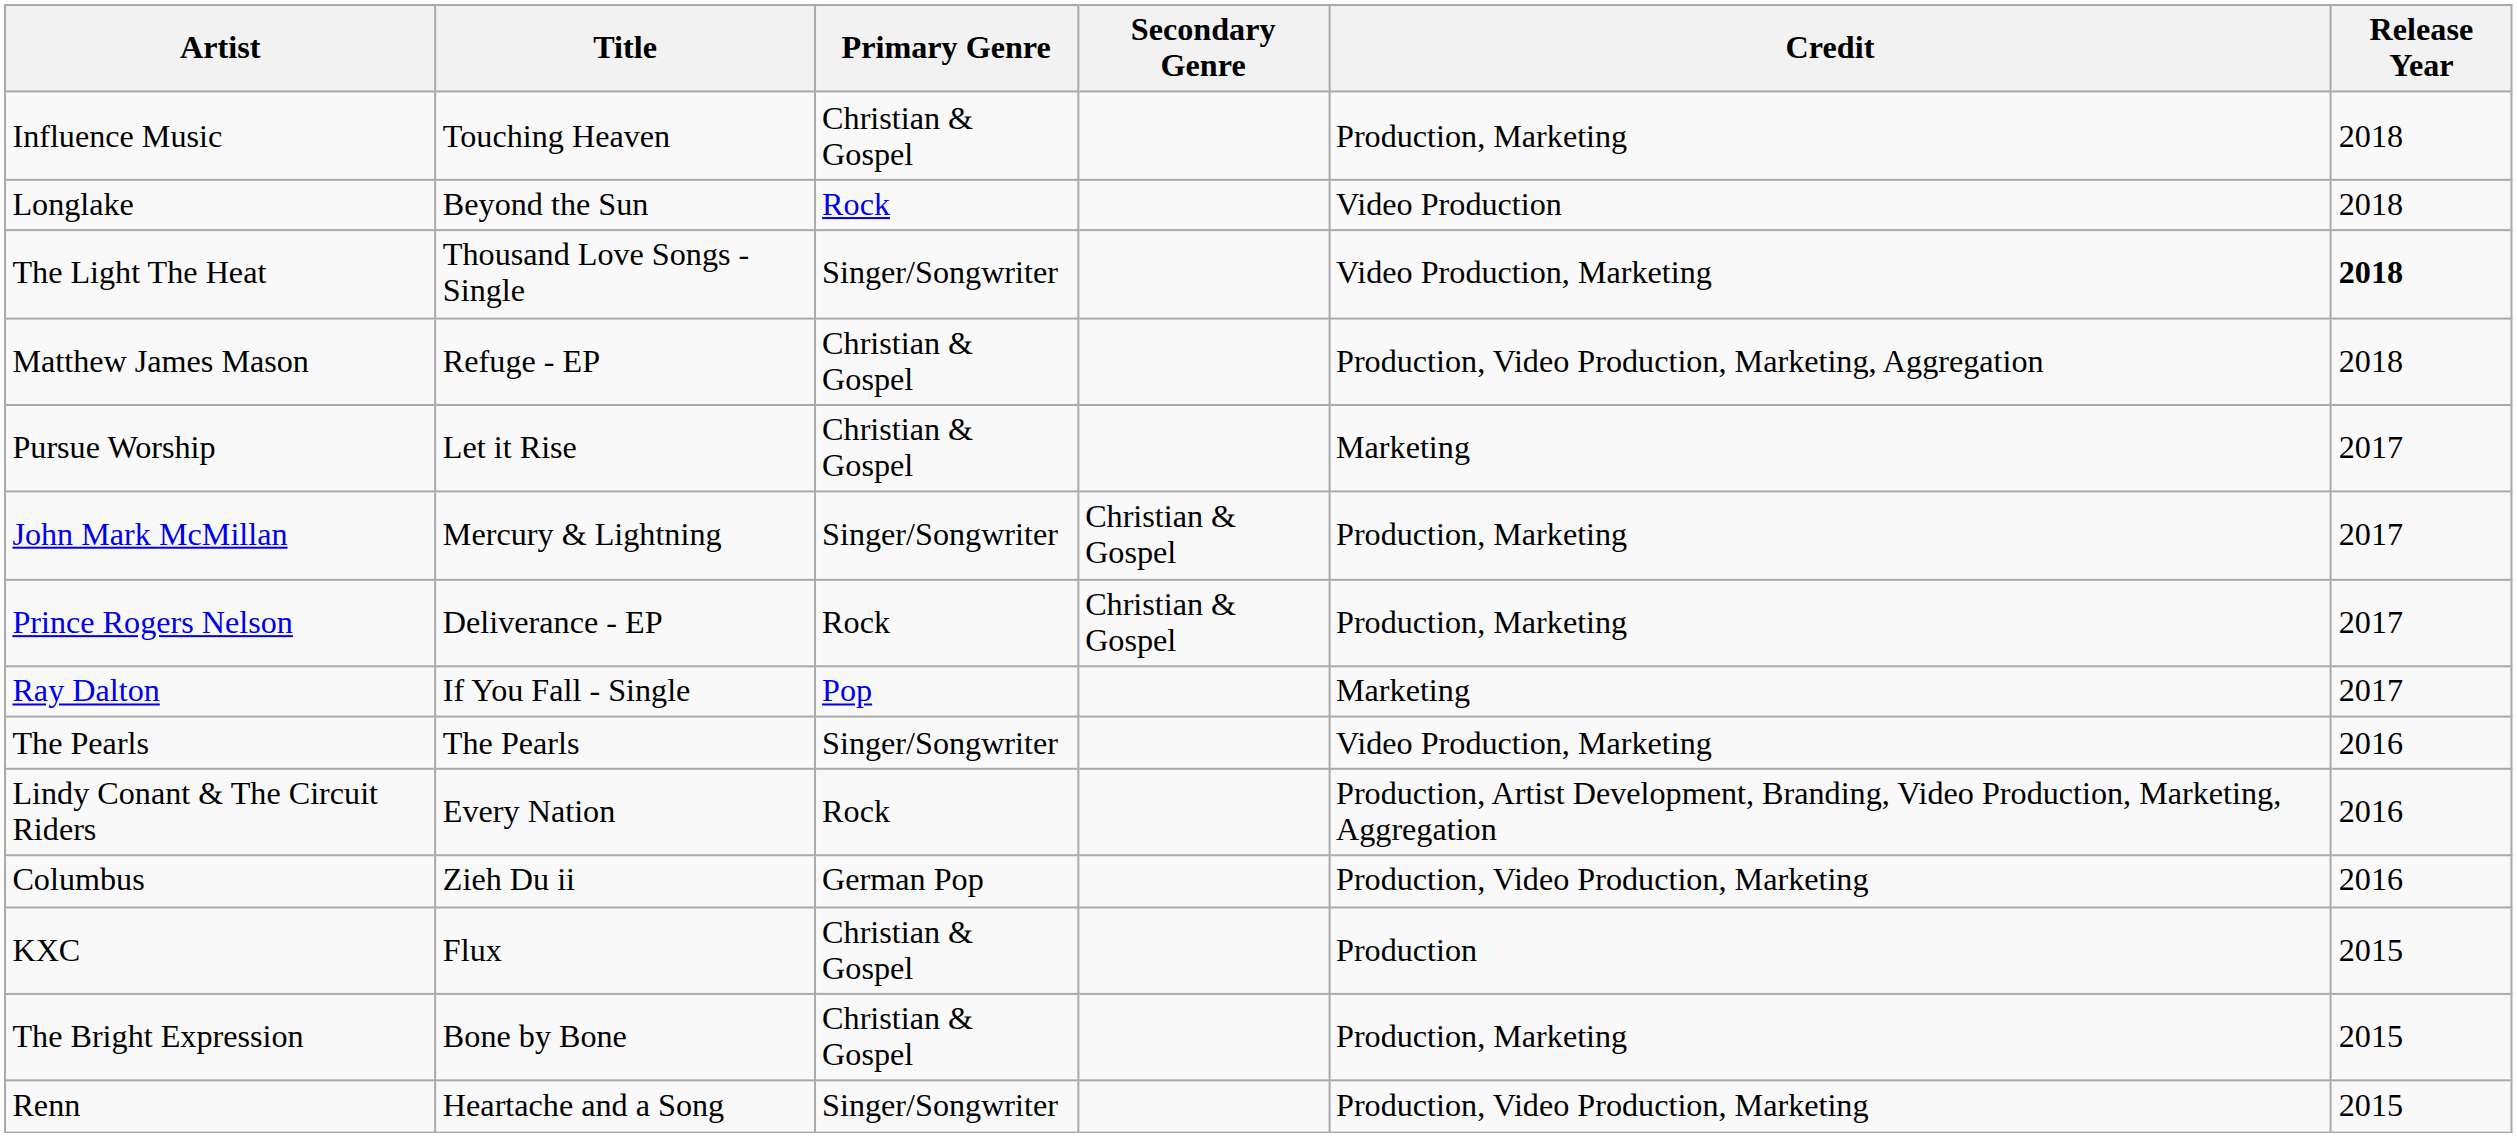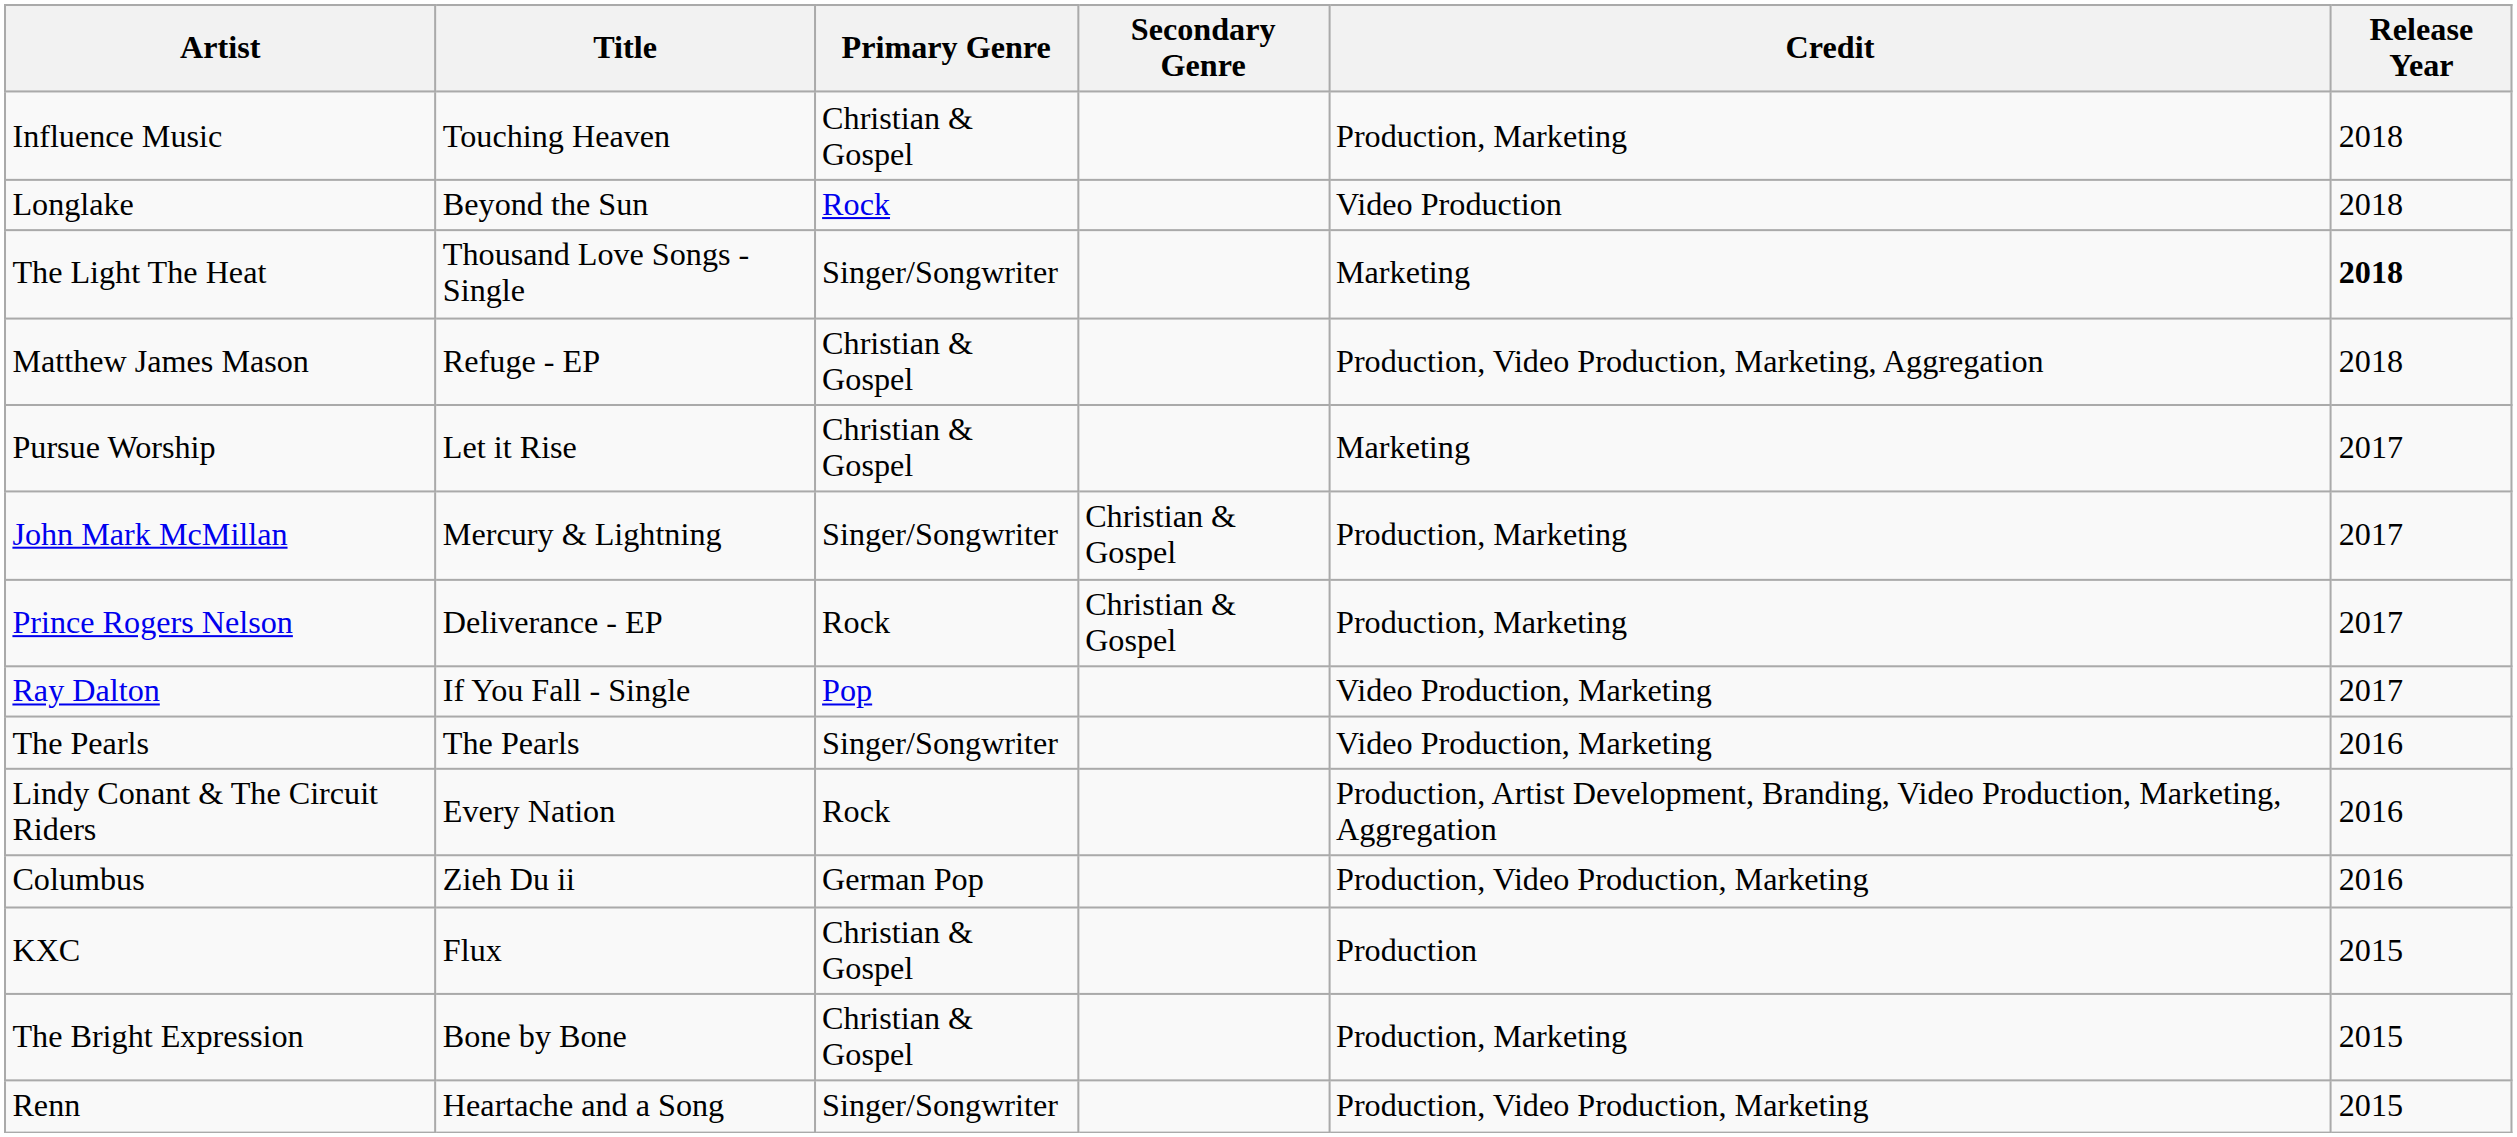(1524, 273) Video Production, Marketing -> (1403, 273) Marketing
(1403, 691) Marketing -> (1524, 691) Video Production, Marketing
